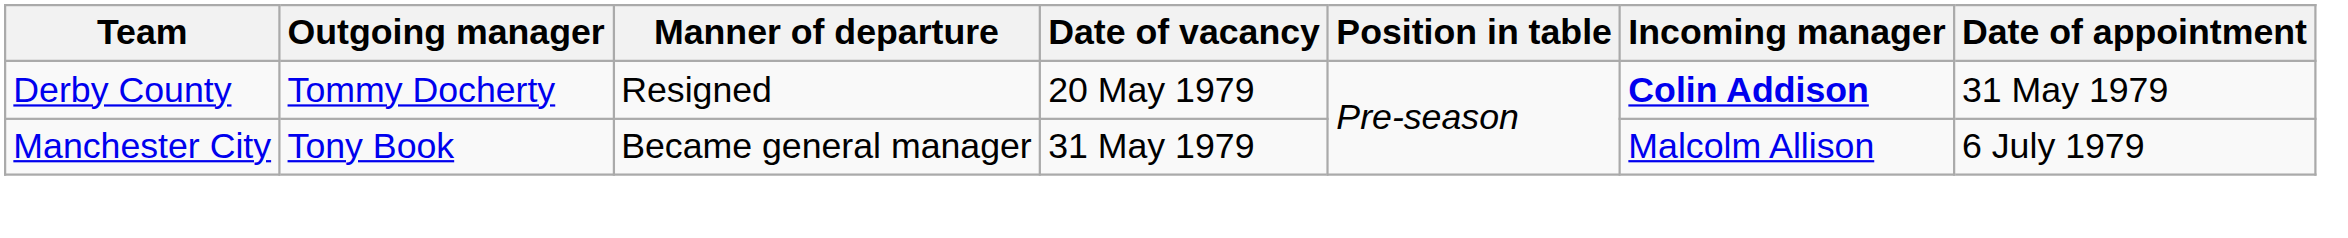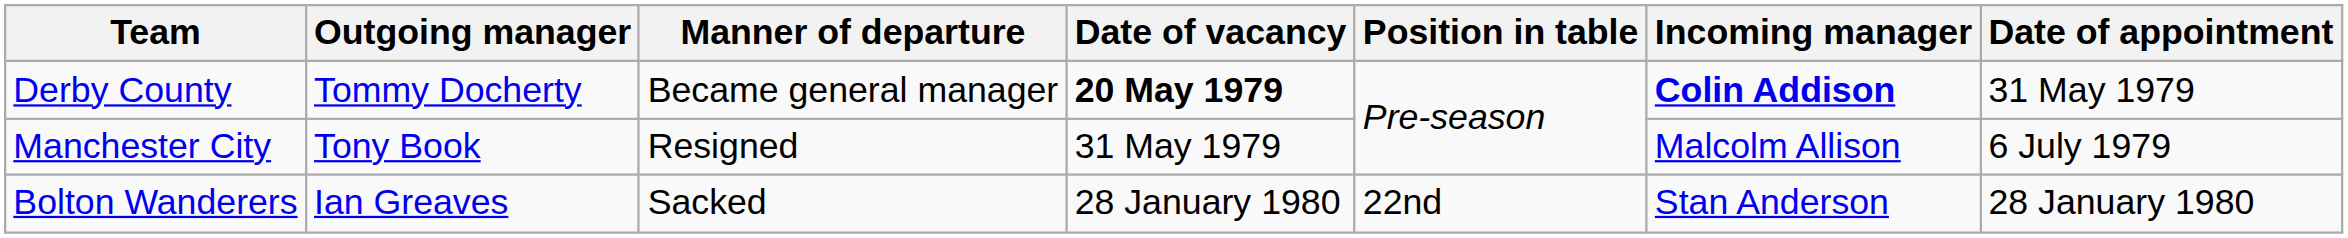(697, 89) Resigned -> (853, 89) Became general manager
(1151, 89) normal -> (1179, 89) bold
(826, 145) Became general manager -> (723, 145) Resigned
+ row: (155, 202)
